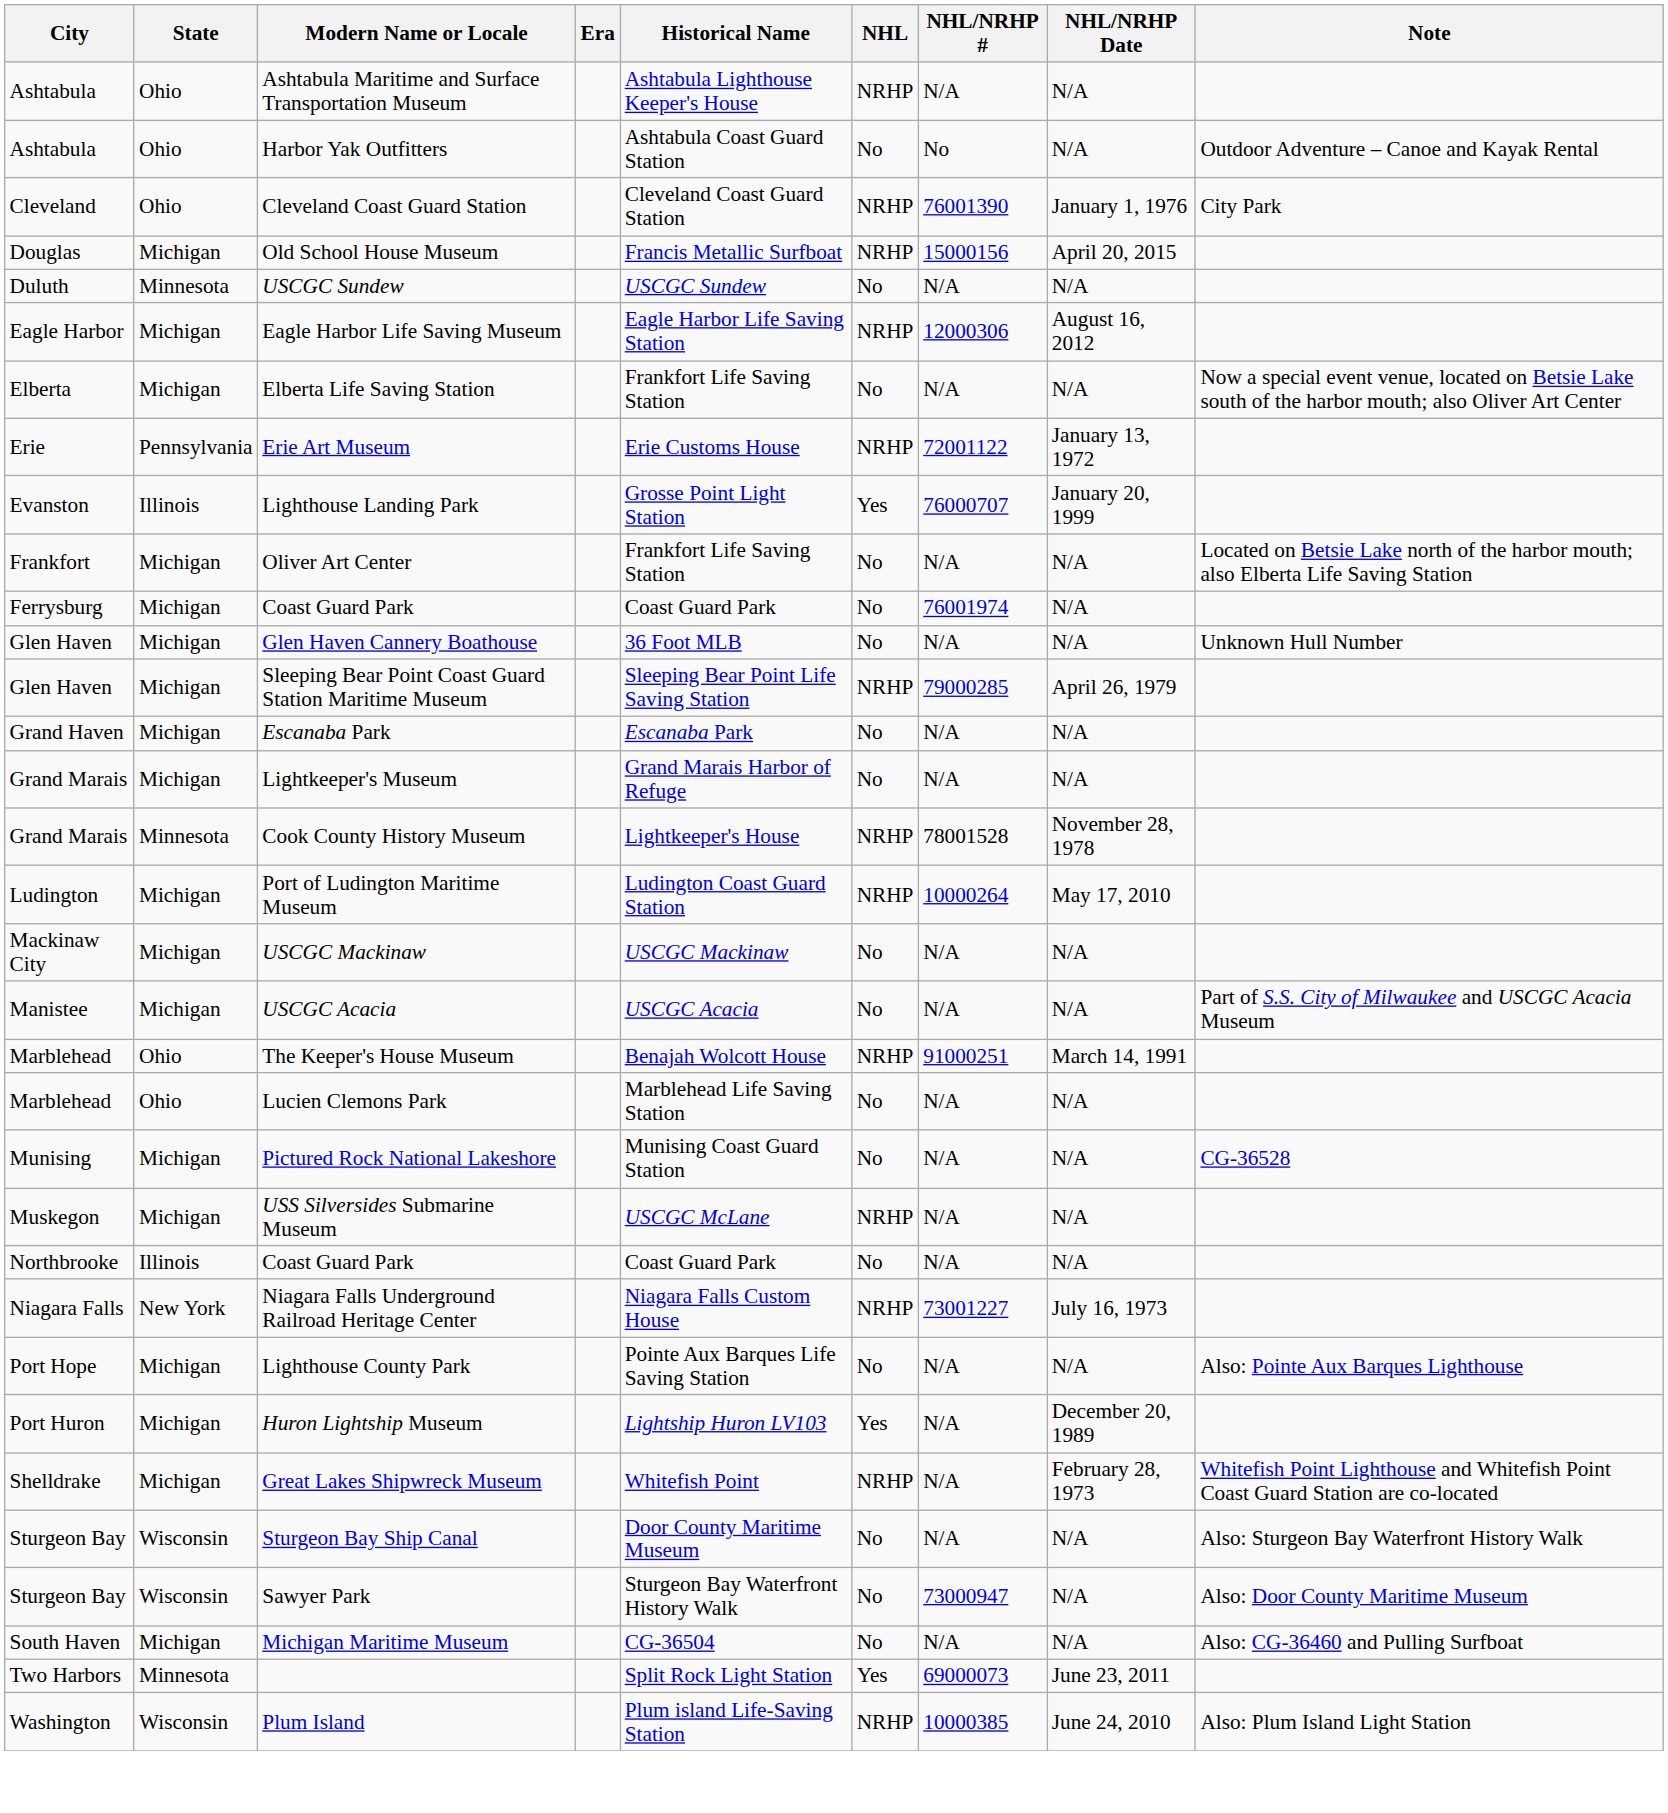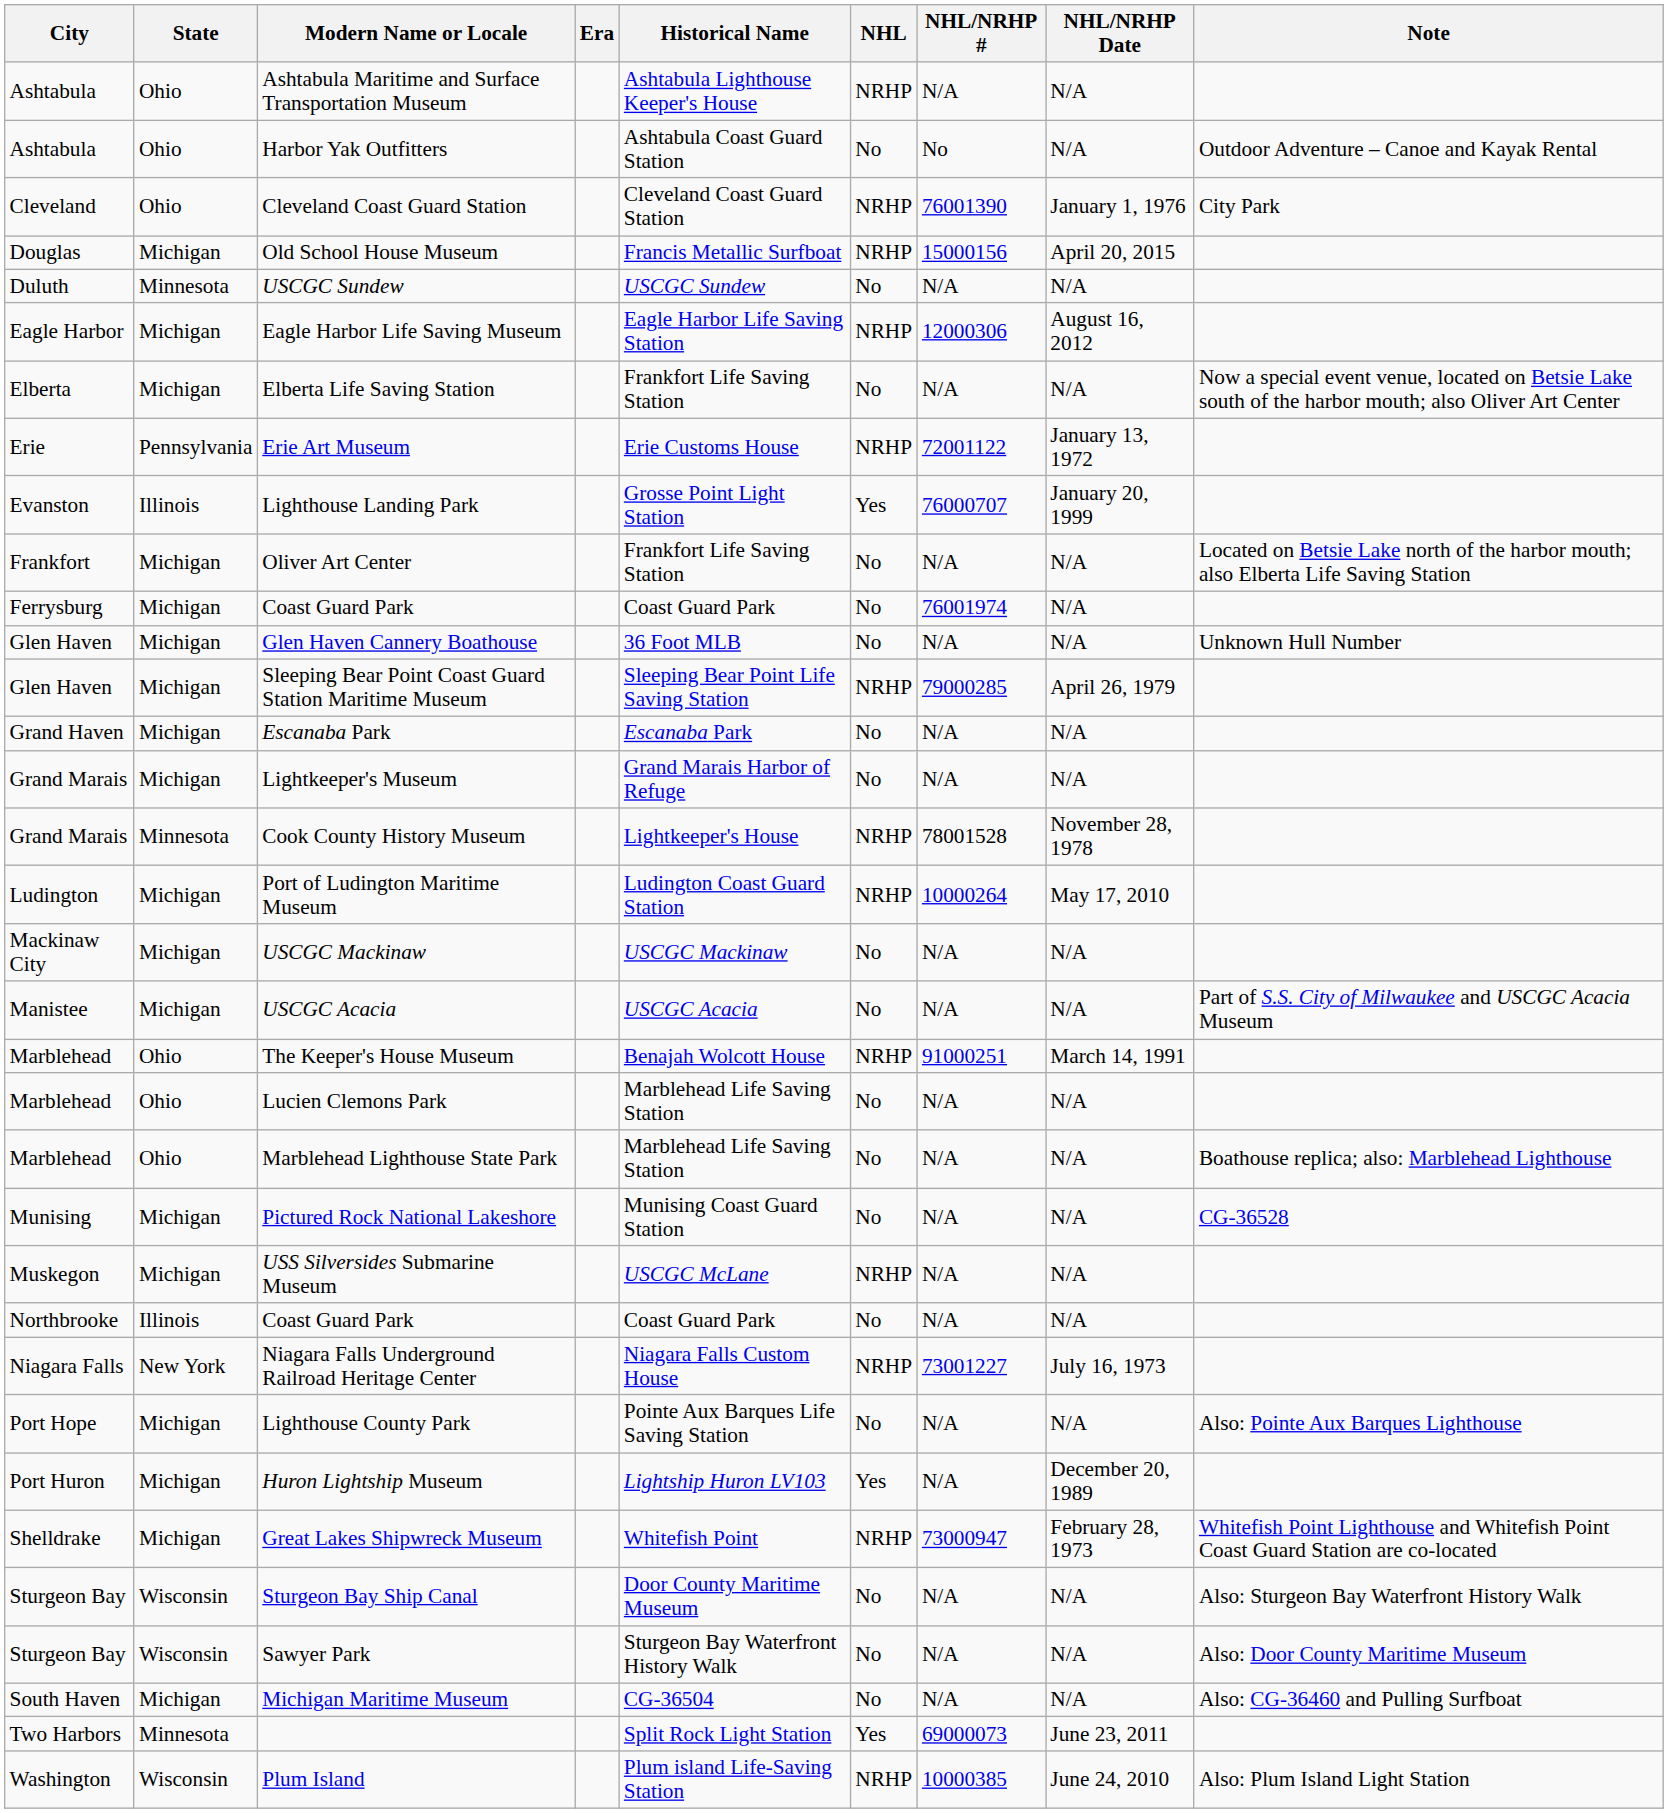+ row: (60, 1158)
(942, 1481) N/A -> (964, 1538) 73000947
(966, 1596) 73000947 -> (940, 1654) N/A
